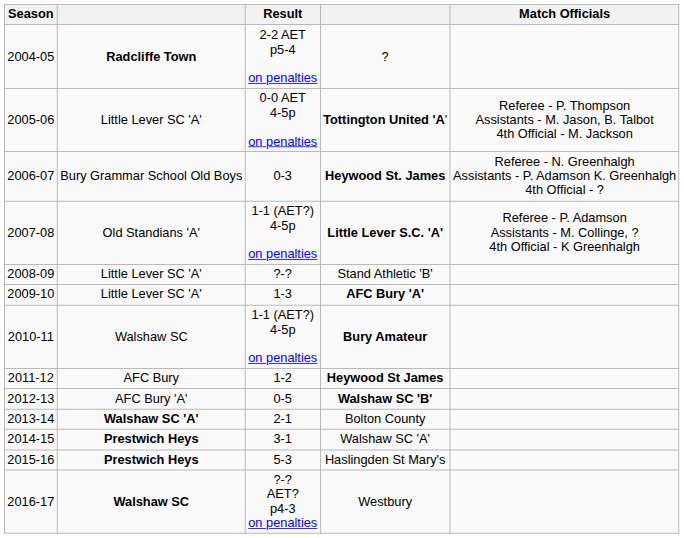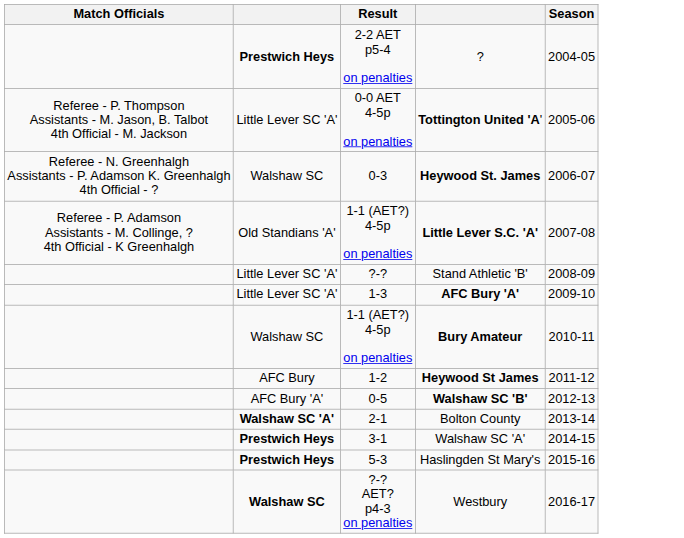columns swapped: (31, 14) <-> (565, 14)
(151, 56) Radcliffe Town -> (287, 56) Prestwich Heys
(151, 176) Bury Grammar School Old Boys -> (287, 176) Walshaw SC
